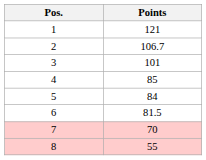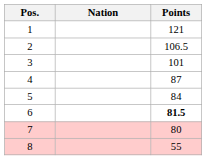+ column: (103, 12)
(152, 46) 106.7 -> (176, 46) 106.5
(152, 79) 85 -> (176, 79) 87
(152, 113) normal -> (176, 113) bold
(152, 130) 70 -> (176, 130) 80
